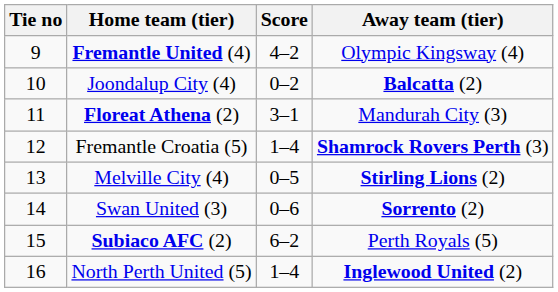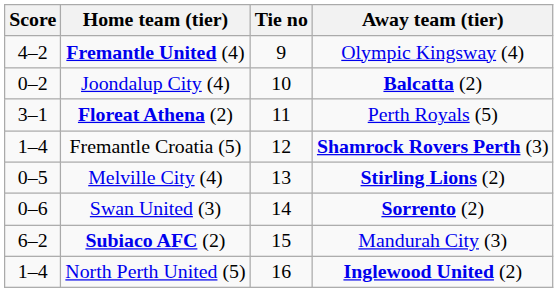columns swapped: (36, 20) <-> (284, 20)
(433, 114) Mandurah City (3) -> (433, 114) Perth Royals (5)
(433, 240) Perth Royals (5) -> (433, 240) Mandurah City (3)
